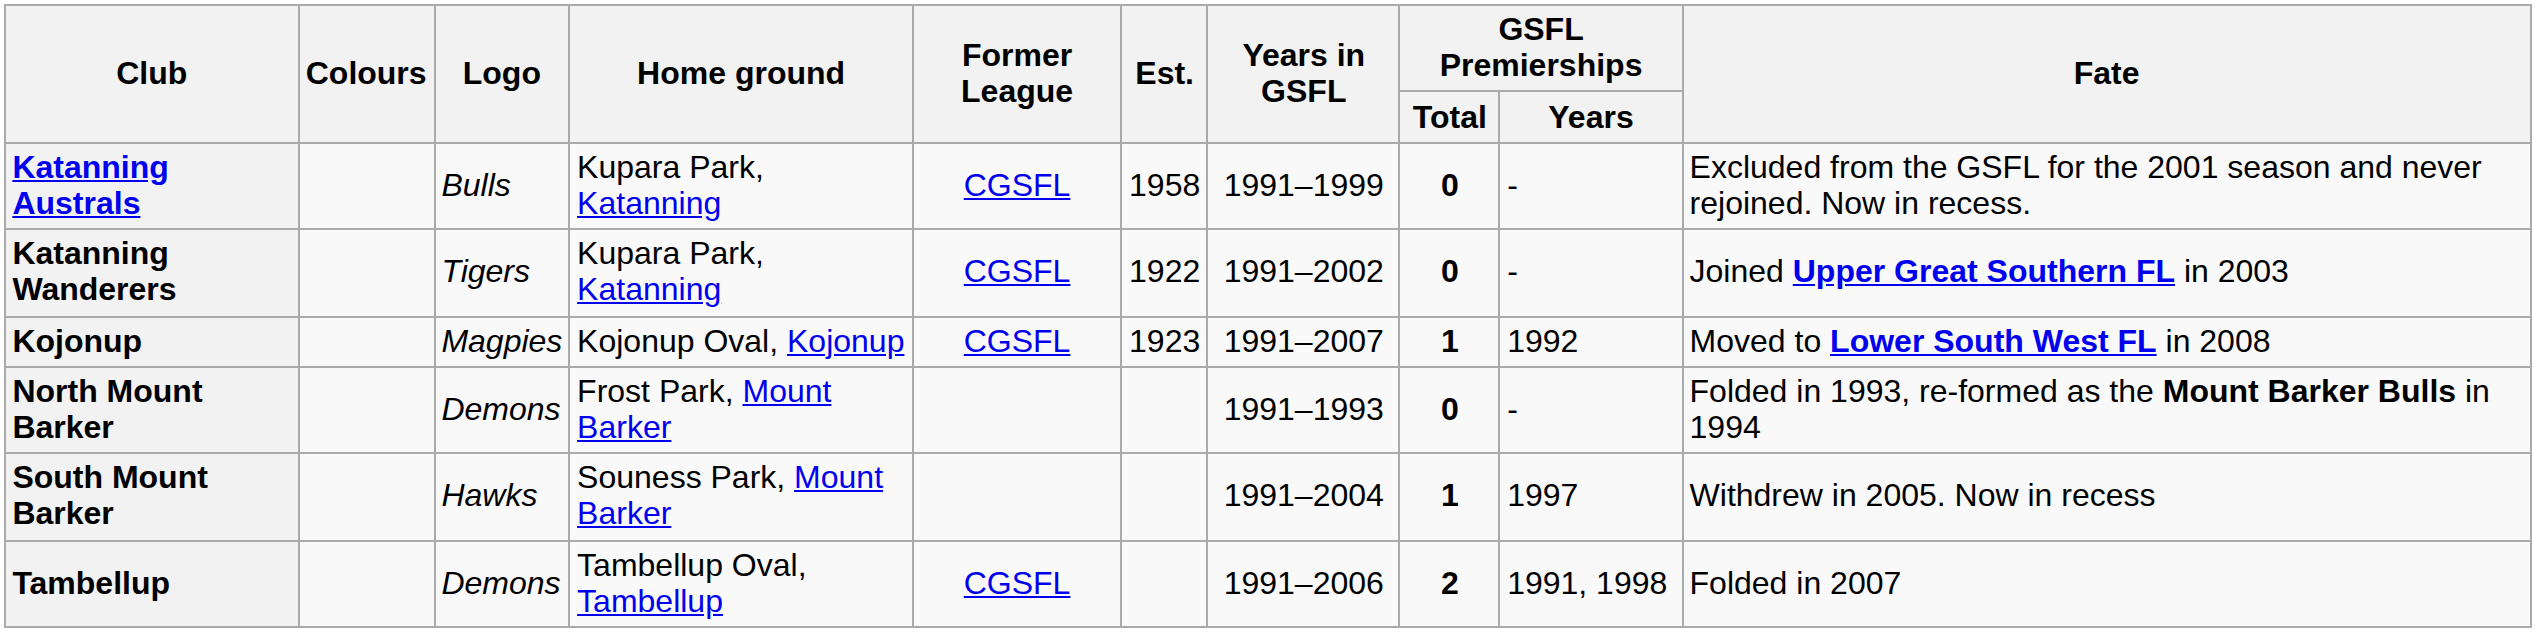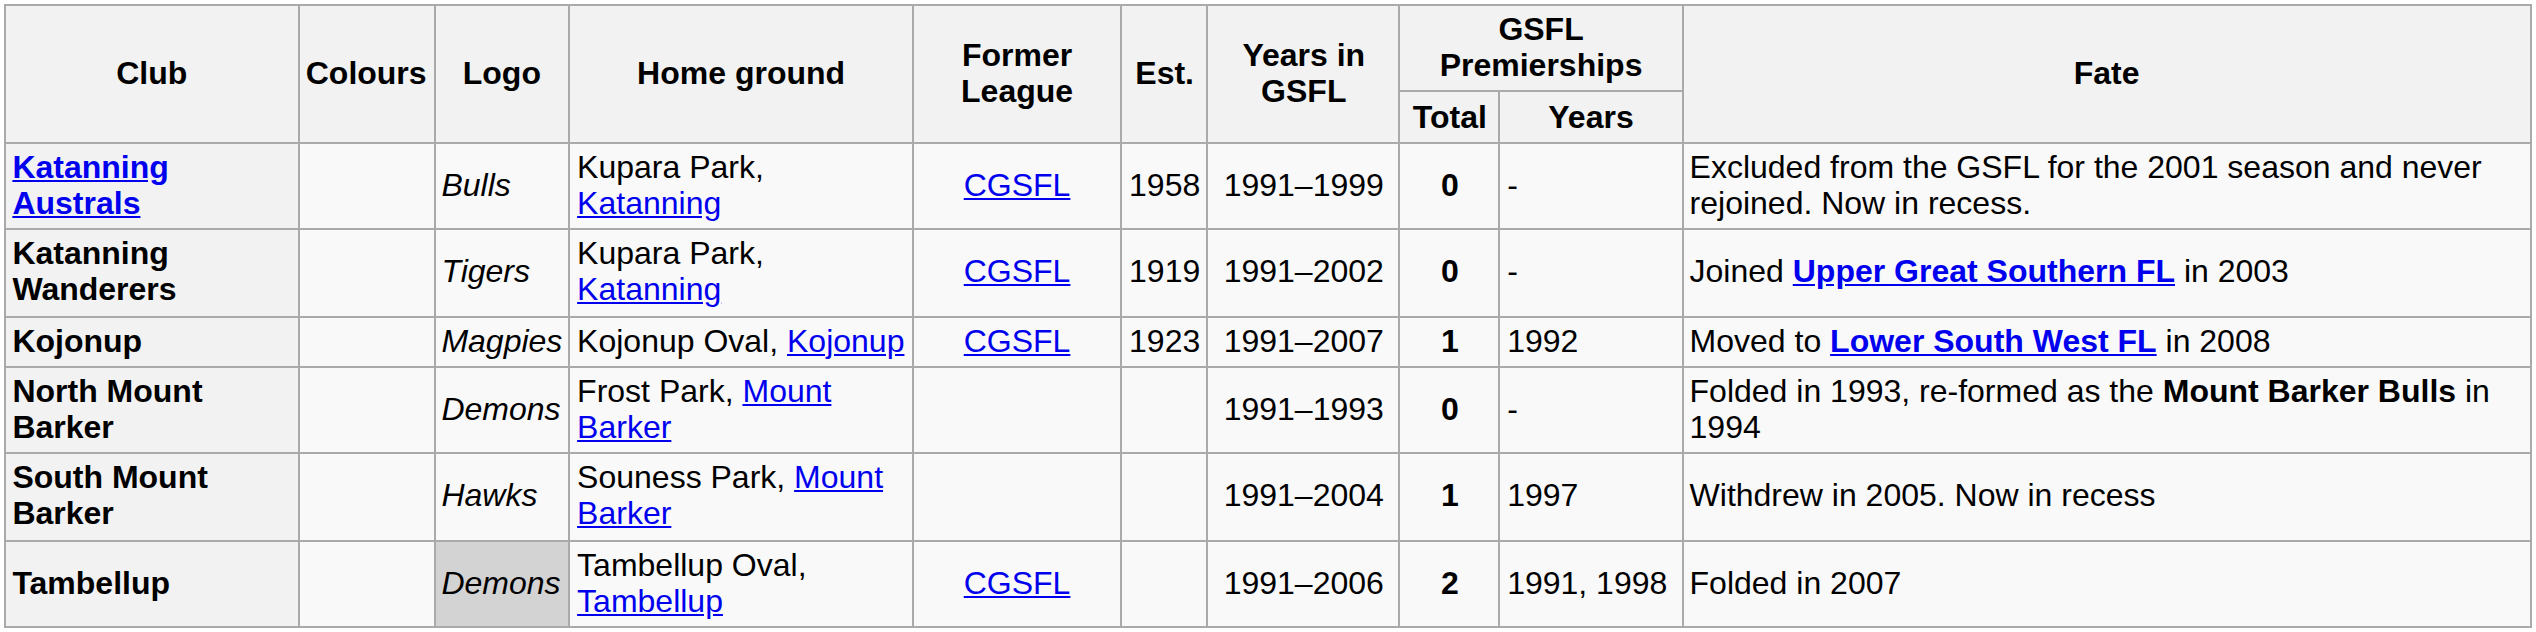(1165, 272) 1922 -> (1165, 272) 1919
(501, 583) no background -> (501, 583) lightgrey background
